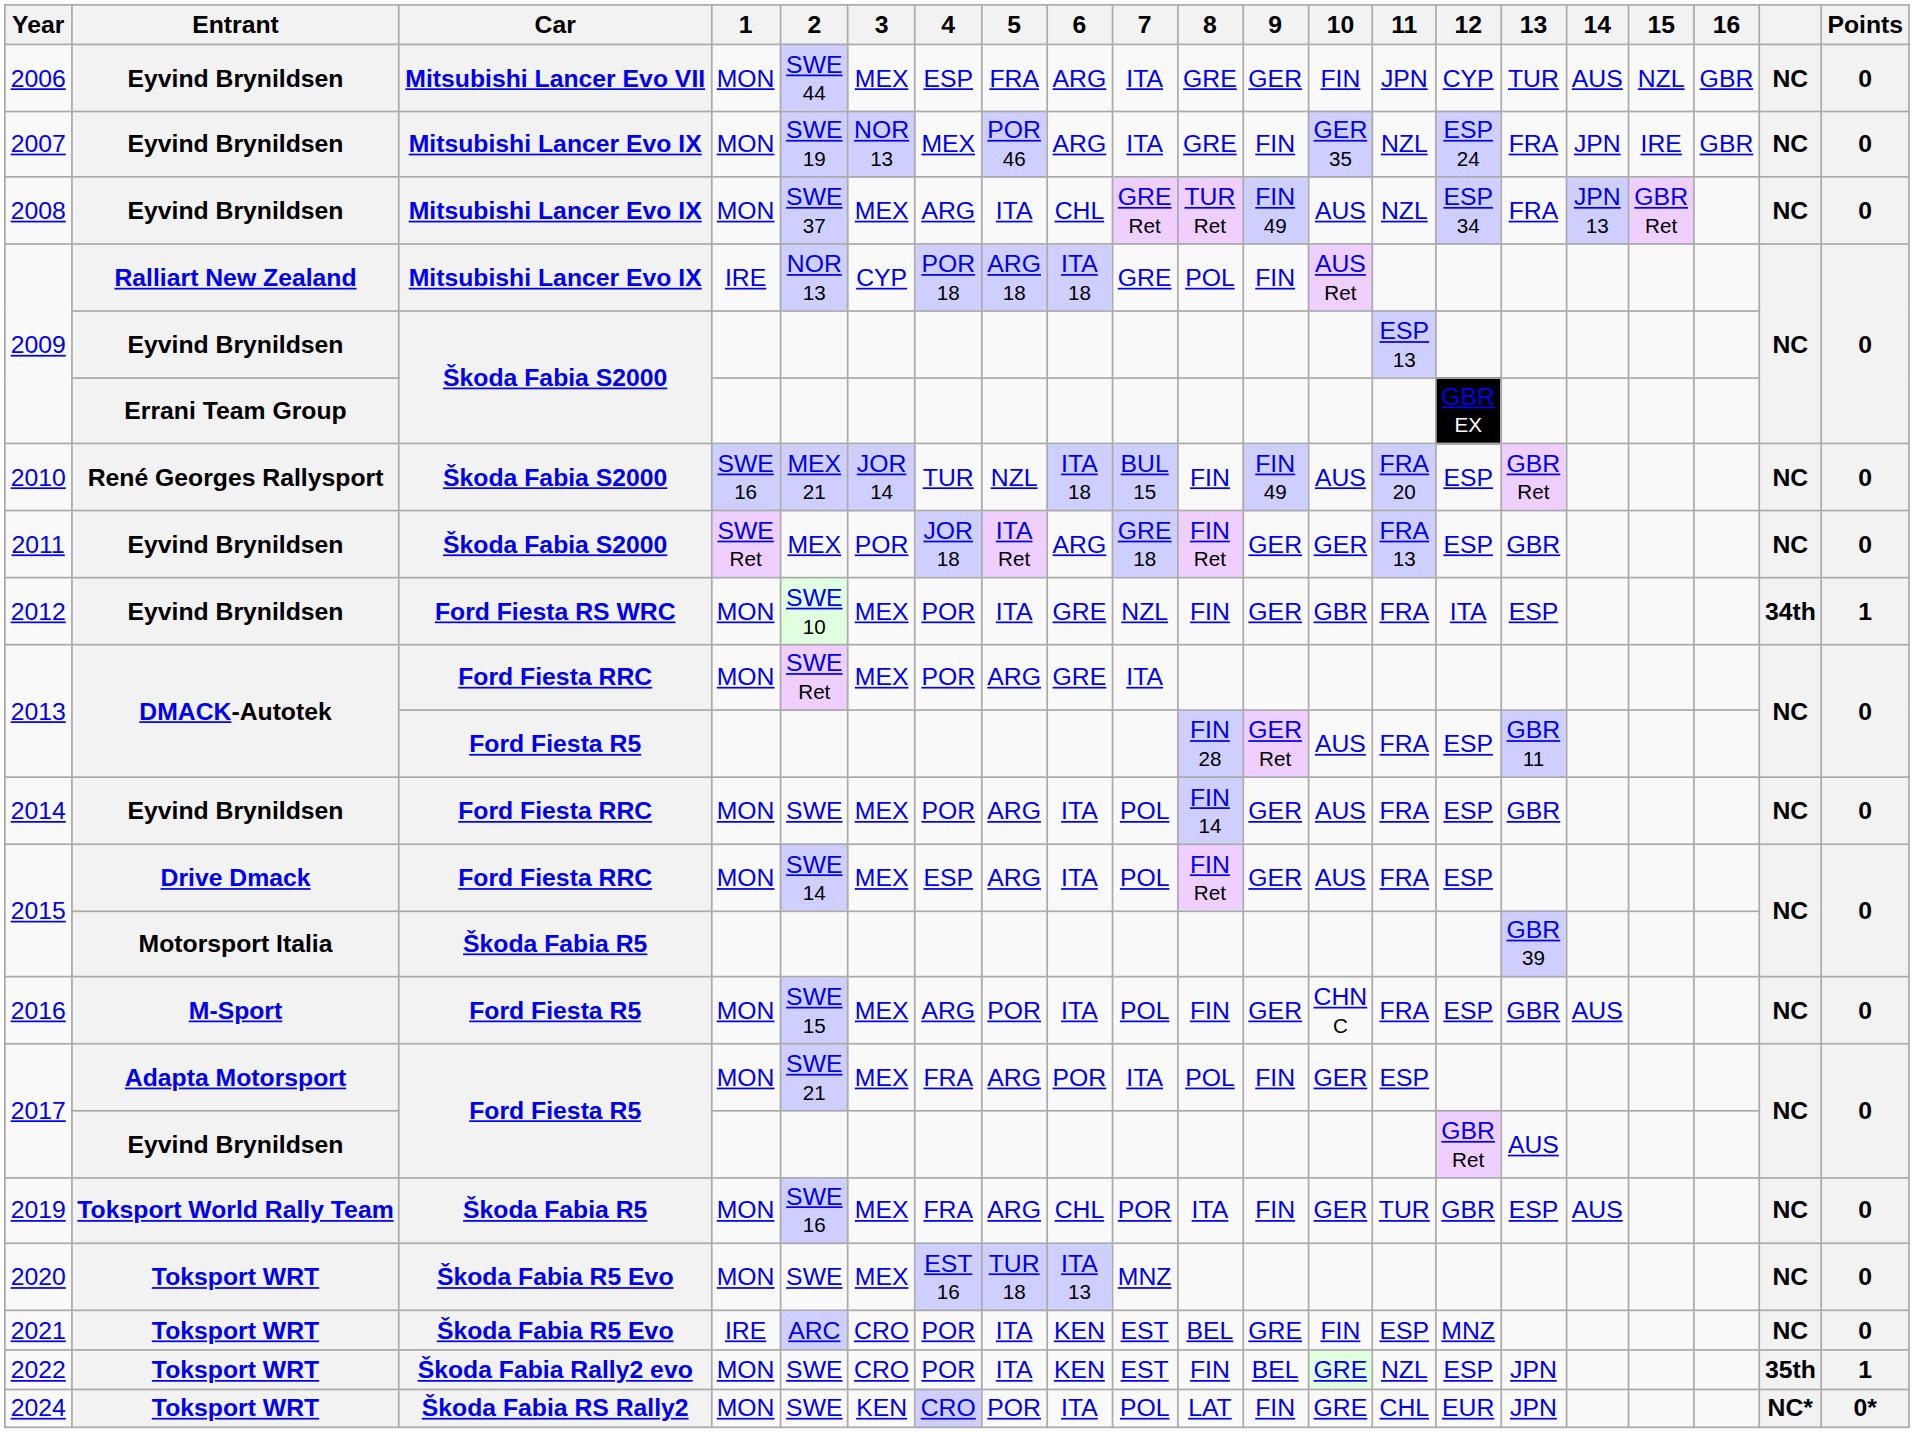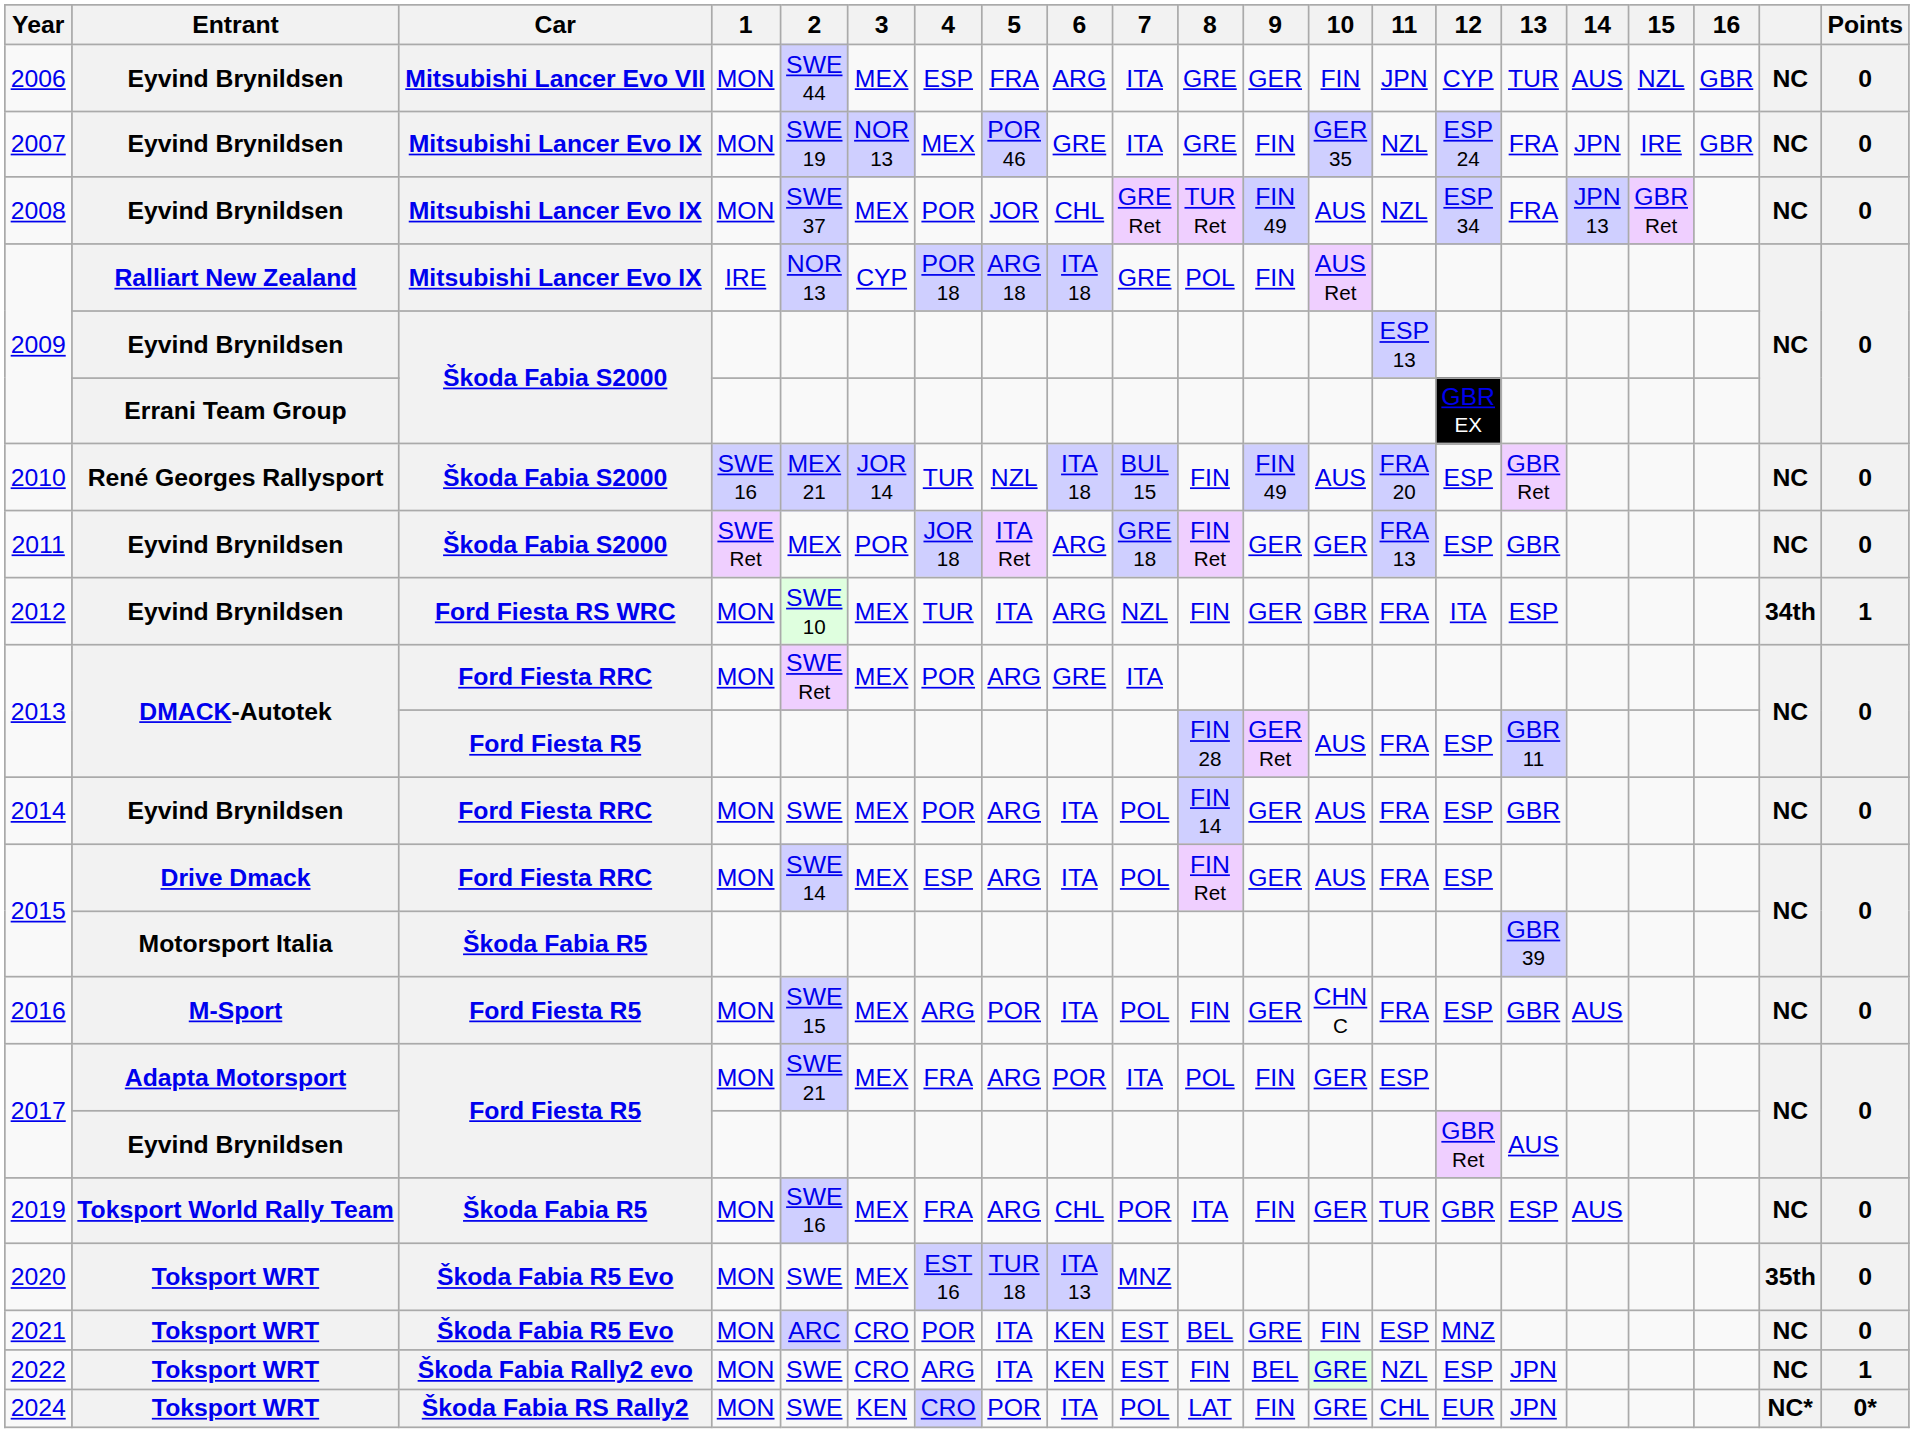(1079, 144) ARG -> (1079, 144) GRE
(948, 211) ARG -> (948, 211) POR
(1014, 211) ITA -> (1014, 211) JOR
(948, 611) POR -> (948, 611) TUR
(1079, 611) GRE -> (1079, 611) ARG
(1790, 1277) NC -> (1790, 1277) 35th
(746, 1330) IRE -> (746, 1330) MON
(948, 1369) POR -> (948, 1369) ARG
(1790, 1369) 35th -> (1790, 1369) NC
